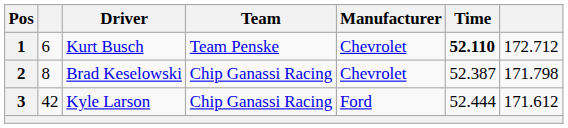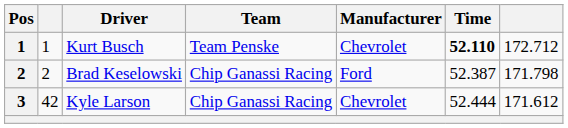(46, 46) 6 -> (46, 46) 1
(46, 74) 8 -> (46, 74) 2
(373, 74) Chevrolet -> (356, 74) Ford
(356, 102) Ford -> (373, 102) Chevrolet
